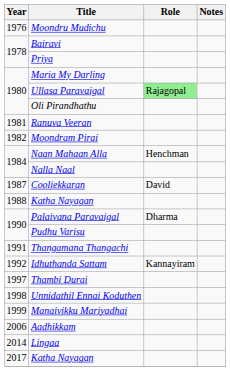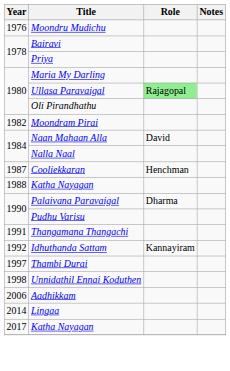- row: (17, 122)
(167, 153) Henchman -> (158, 138) David
(158, 185) David -> (167, 169) Henchman
- row: (17, 311)
